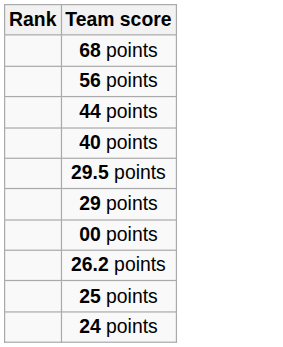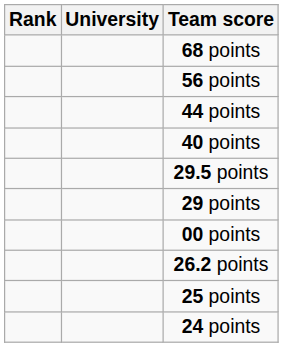+ column: (112, 19)
